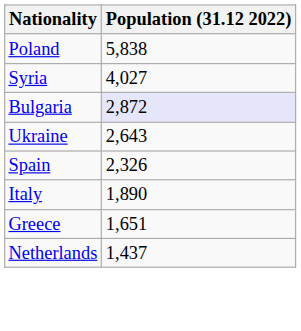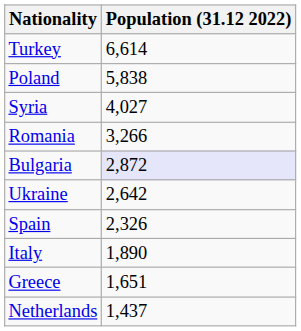+ row: (35, 48)
+ row: (42, 136)
(127, 136) 2,643 -> (127, 194) 2,642
